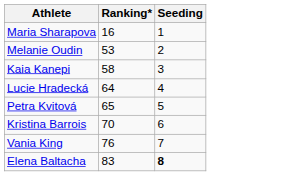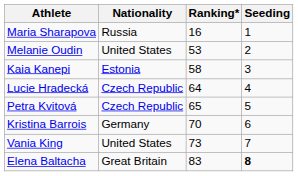+ column: (142, 13)
(108, 143) 76 -> (195, 143) 73
